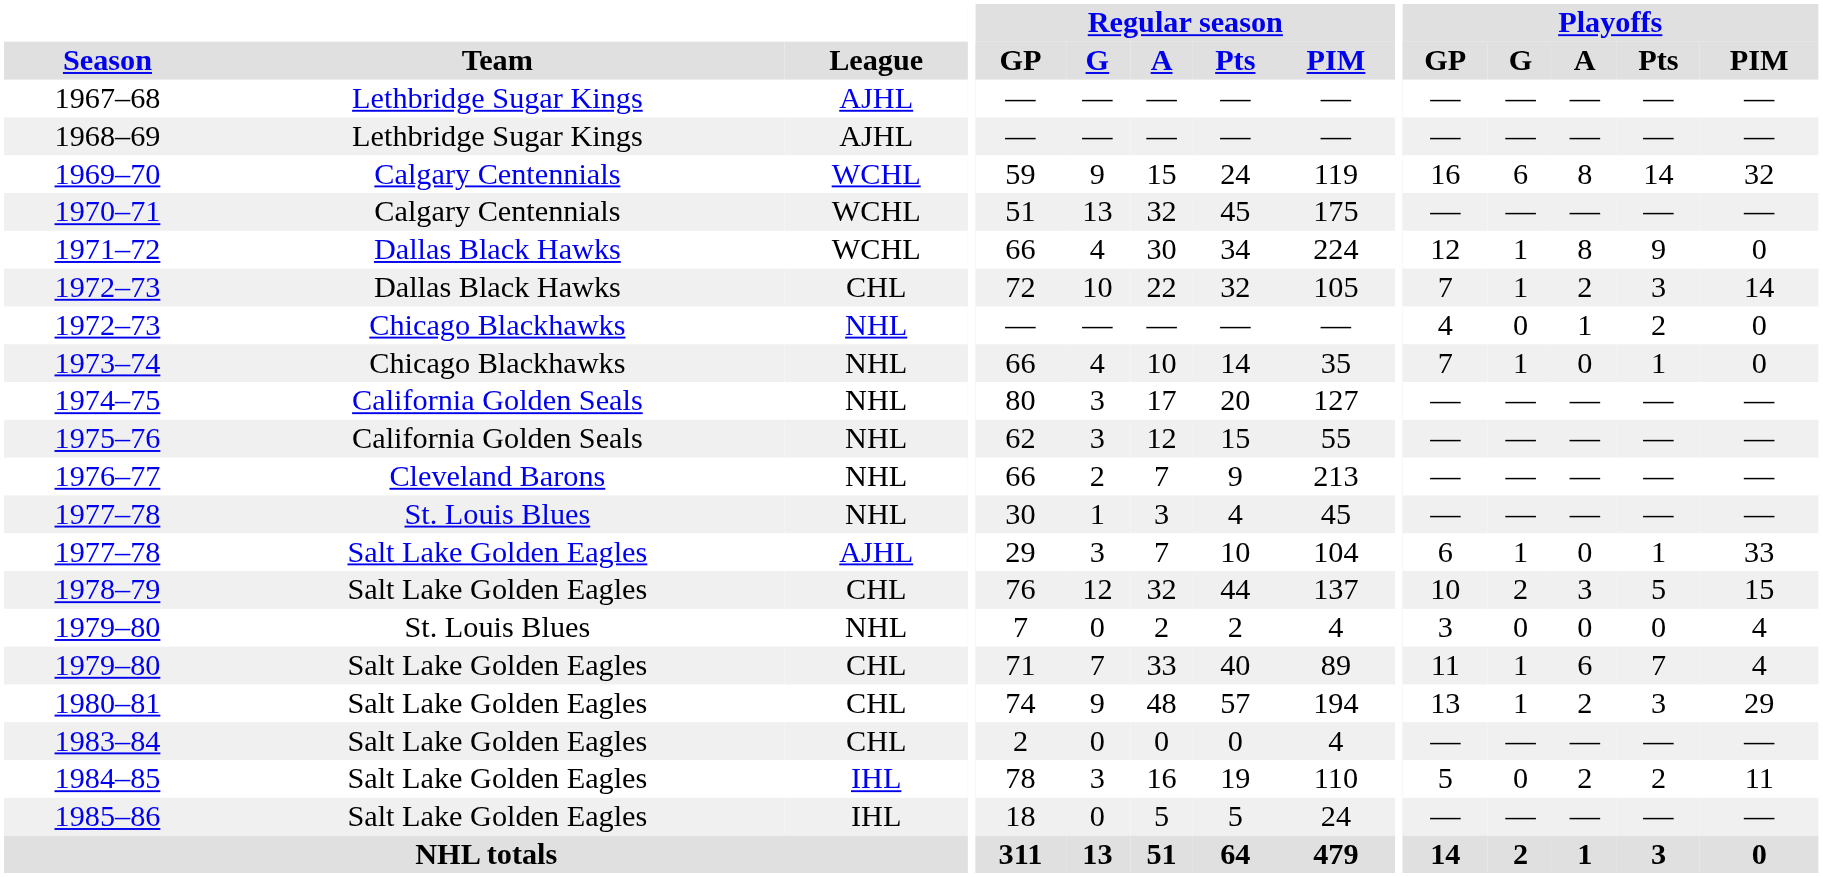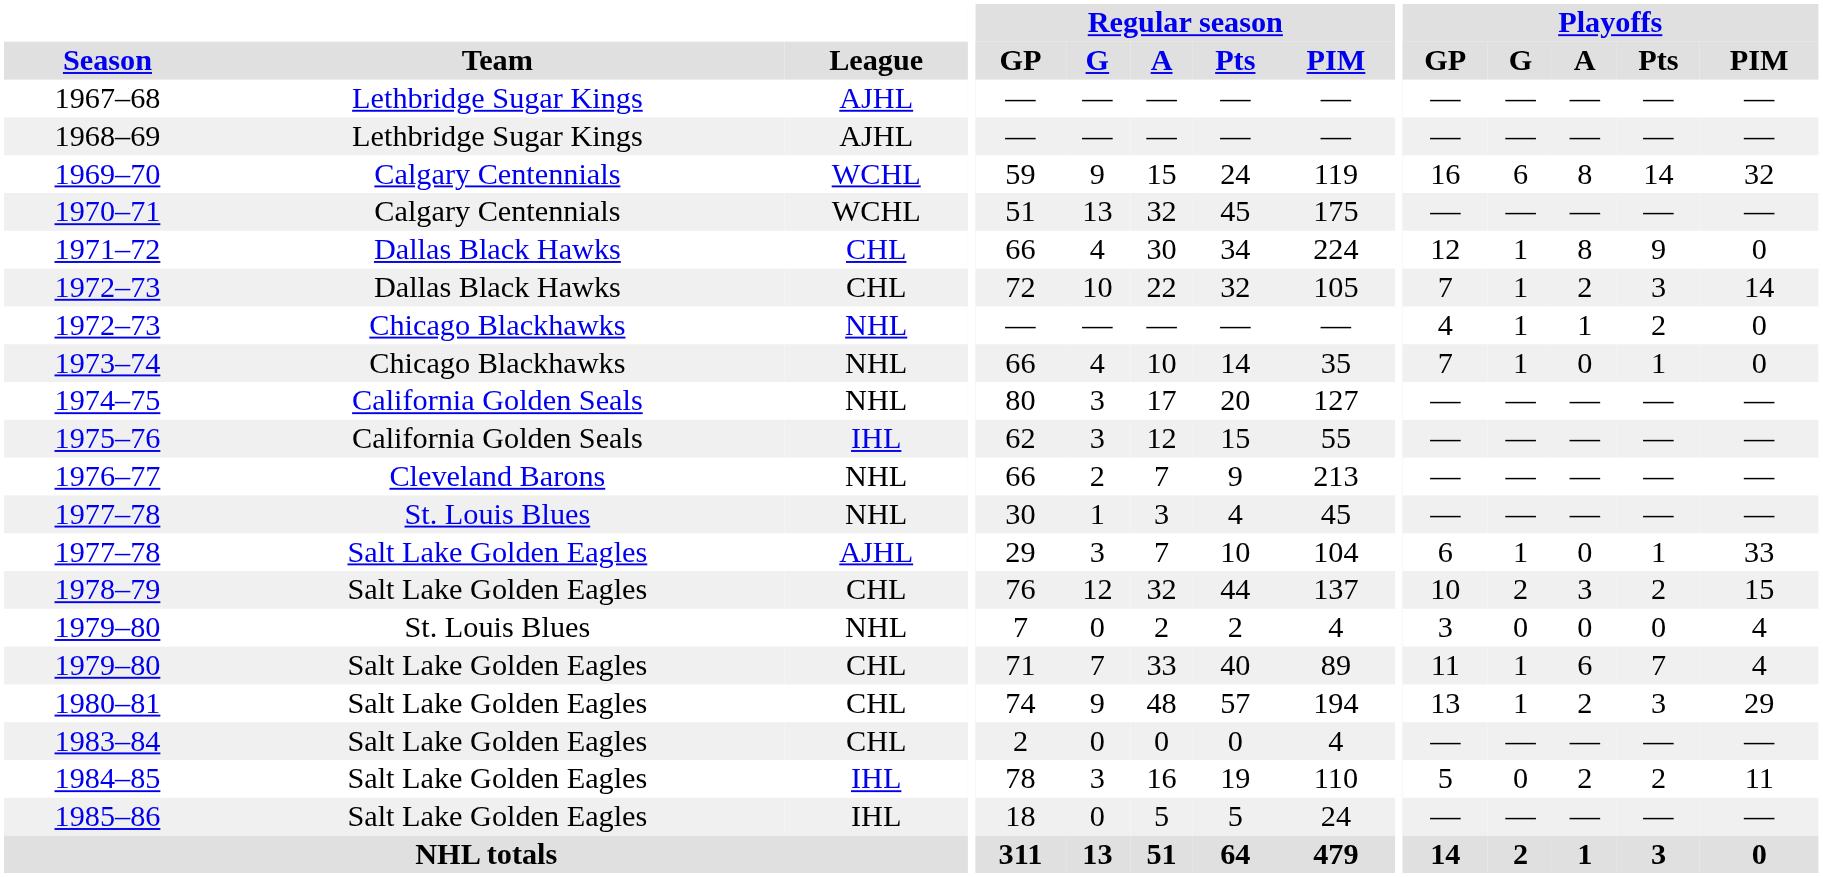(876, 249) WCHL -> (876, 249) CHL
(1521, 324) 0 -> (1521, 324) 1
(876, 438) NHL -> (876, 438) IHL
(1658, 589) 5 -> (1658, 589) 2
